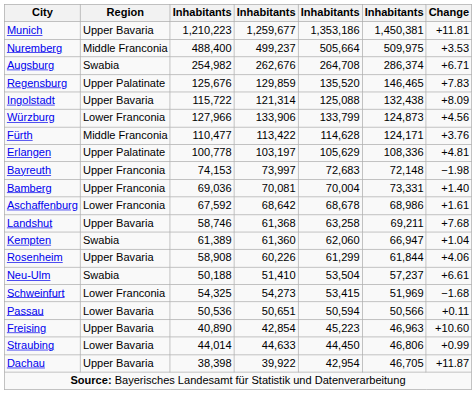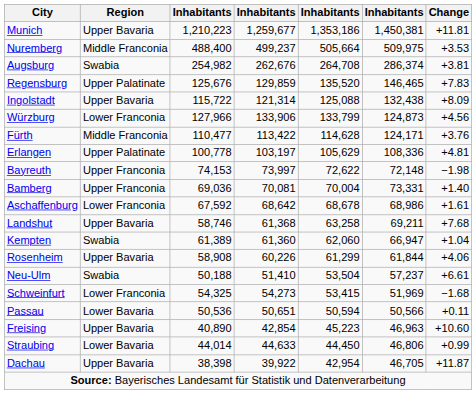(455, 65) +6.71 -> (455, 65) +3.81
(343, 170) 72,683 -> (343, 170) 72,622
